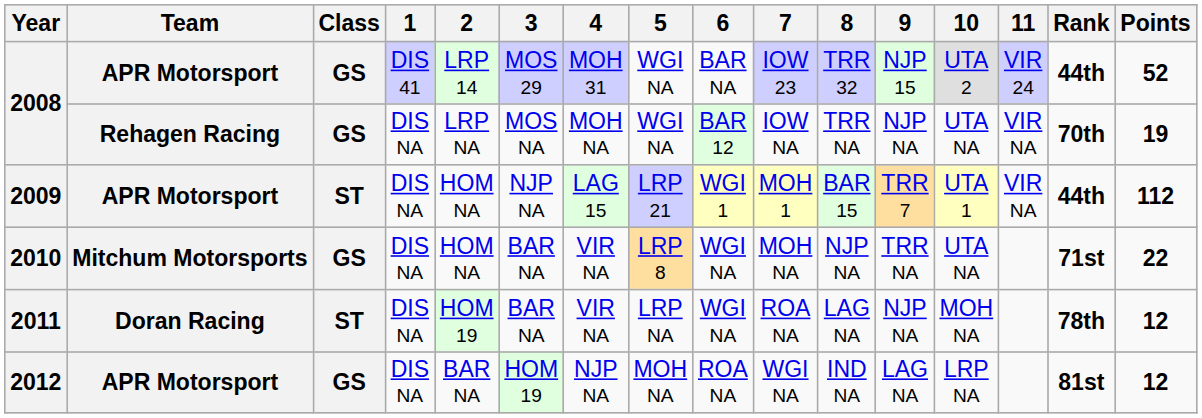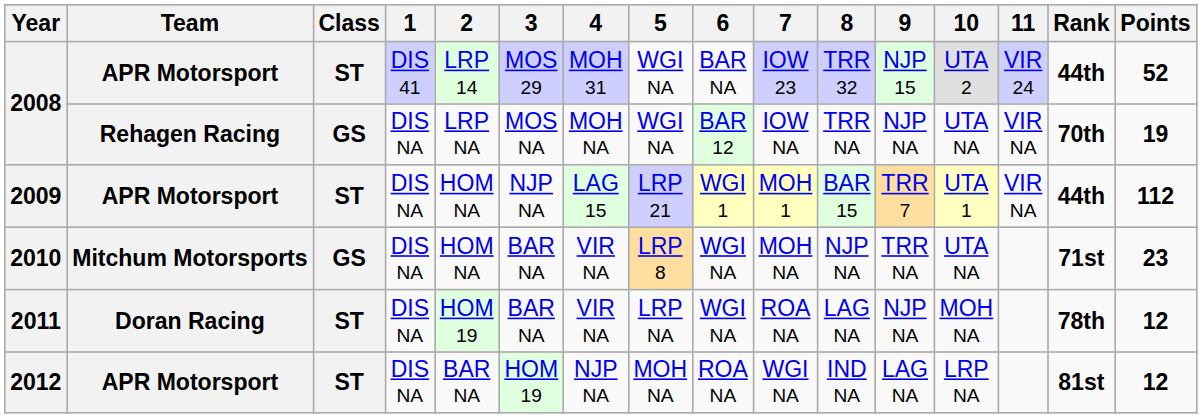(349, 73) GS -> (349, 73) ST
(1155, 259) 22 -> (1155, 259) 23
(349, 383) GS -> (349, 383) ST
